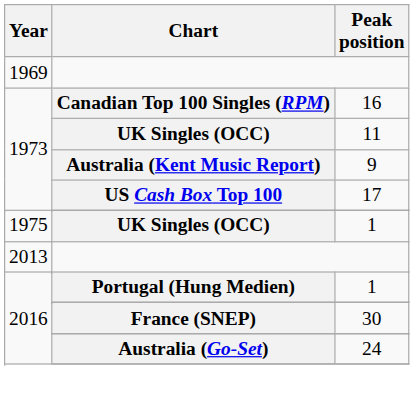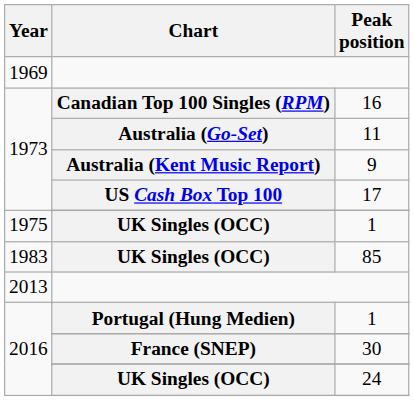(193, 133) UK Singles (OCC) -> (193, 133) Australia (Go-Set)
+ row: (28, 256)
(193, 348) Australia (Go-Set) -> (193, 379) UK Singles (OCC)
